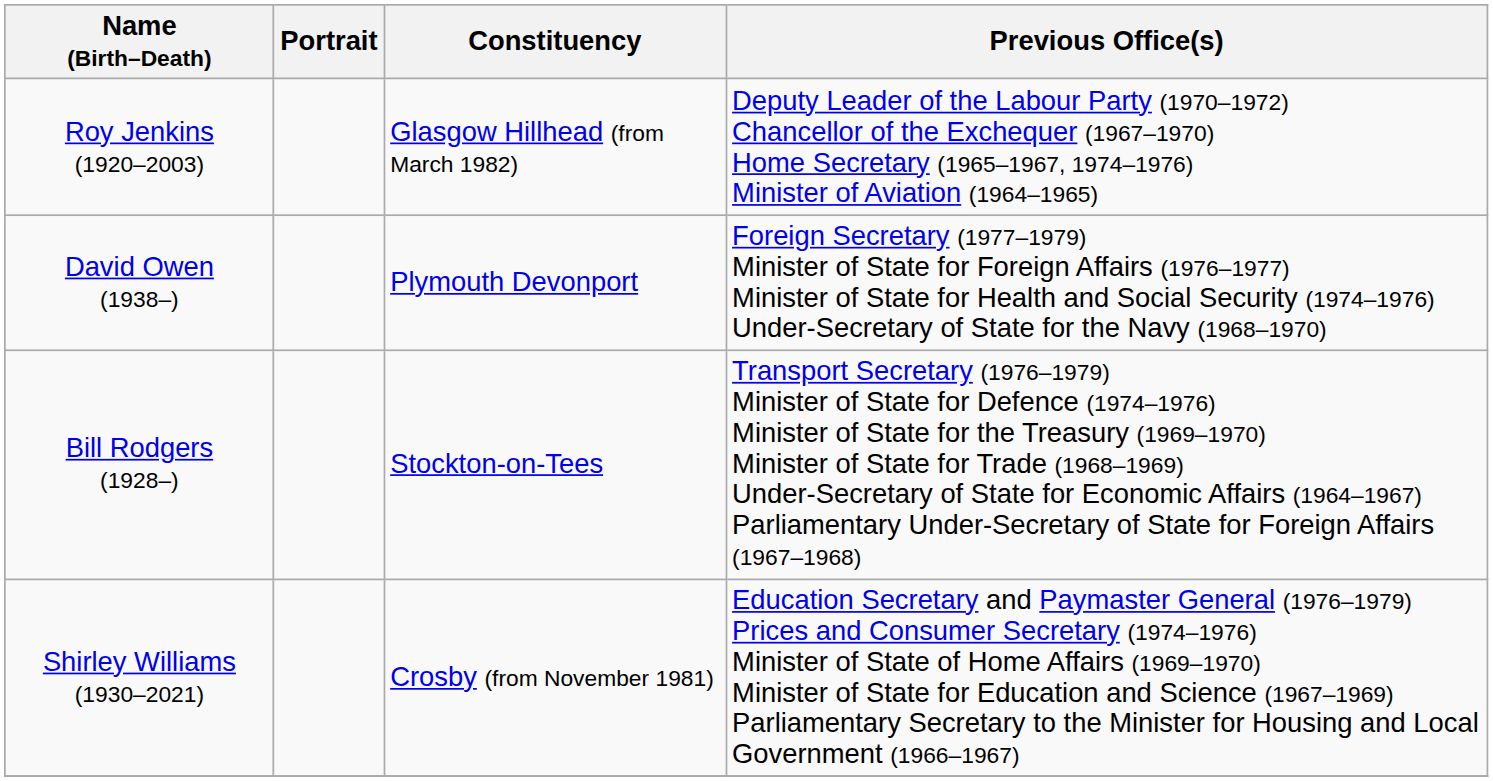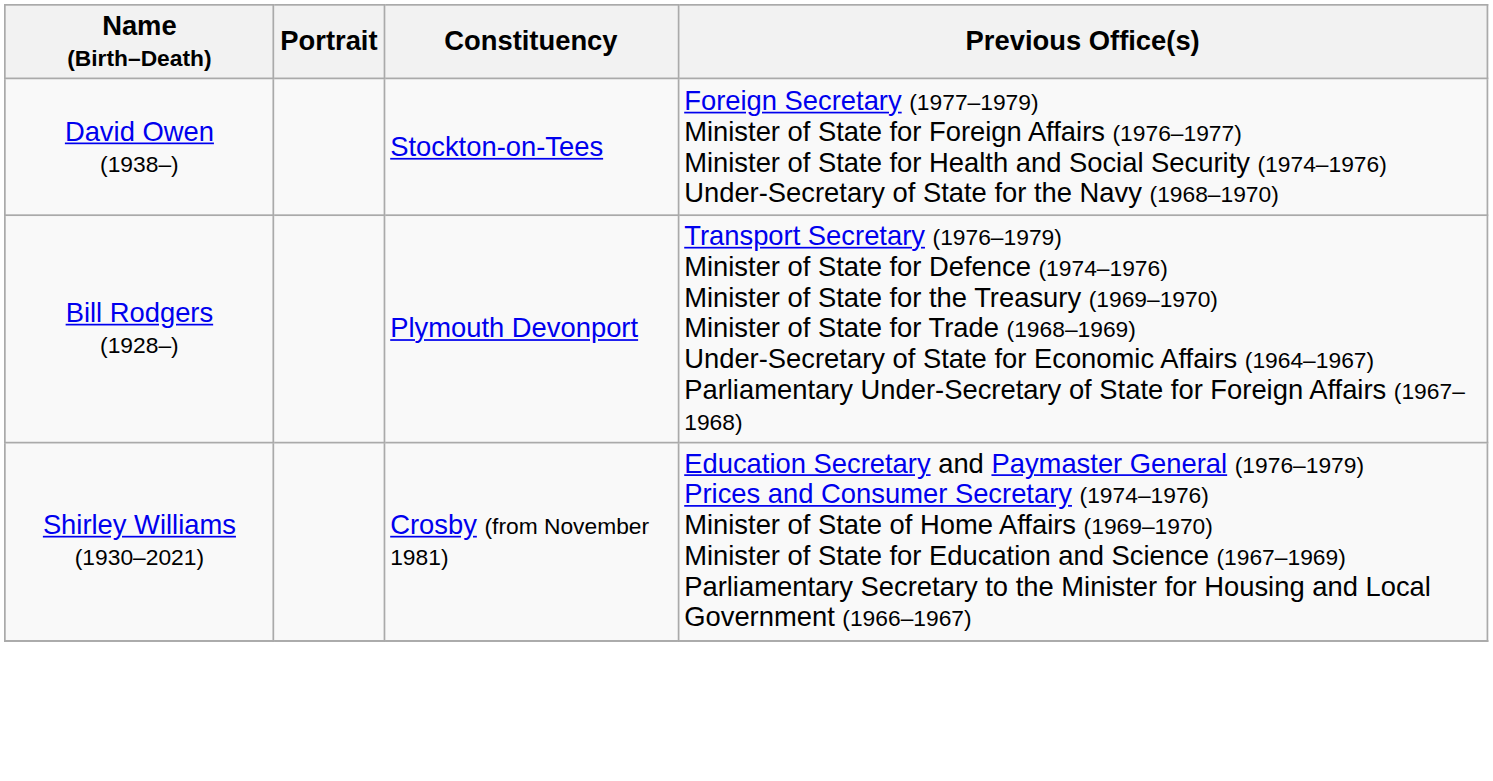- row: (139, 146)
(514, 282) Plymouth Devonport -> (497, 146) Stockton-on-Tees
(497, 464) Stockton-on-Tees -> (514, 328) Plymouth Devonport
